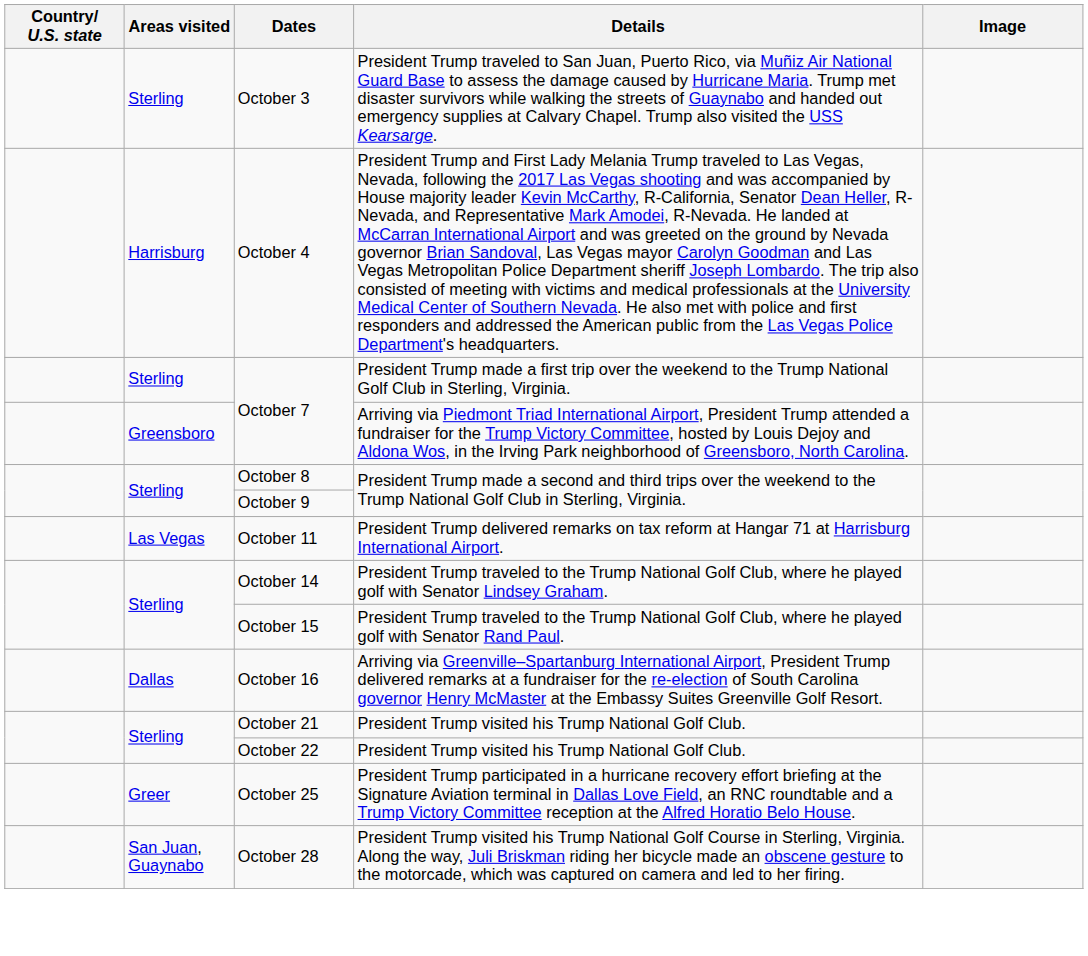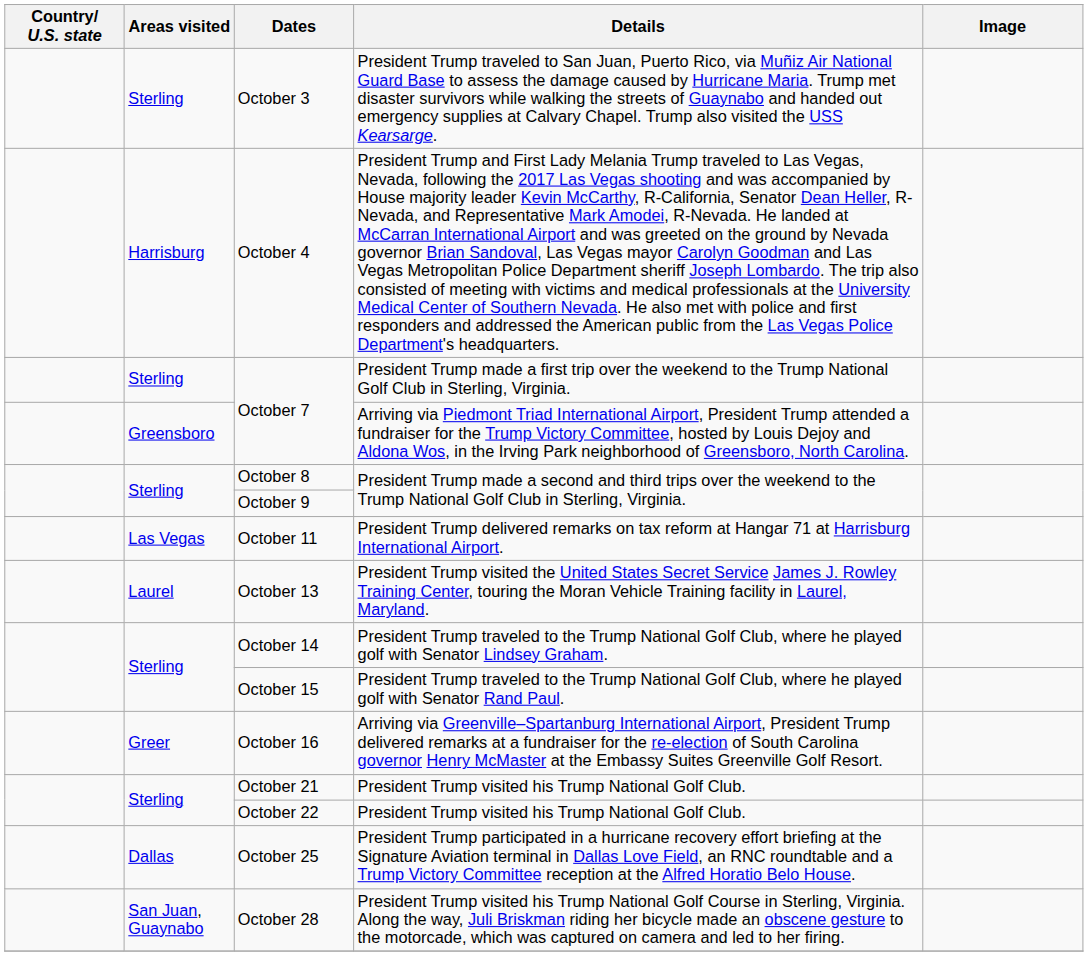+ row: (278, 591)
(151, 680) Dallas -> (149, 742) Greer
(149, 794) Greer -> (151, 857) Dallas
